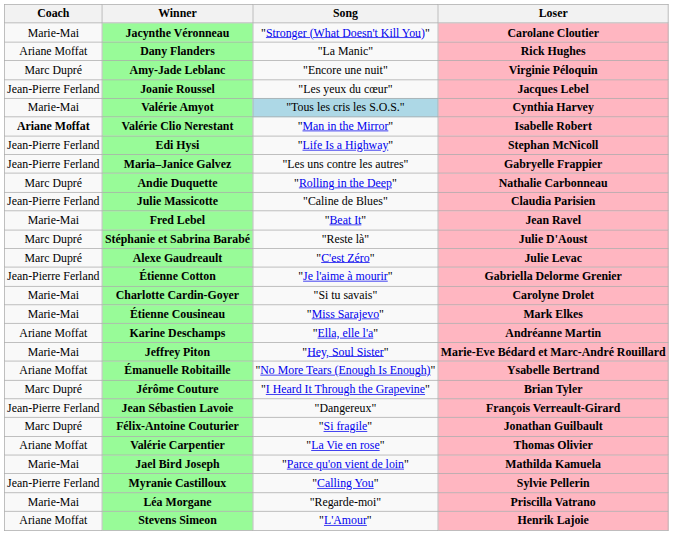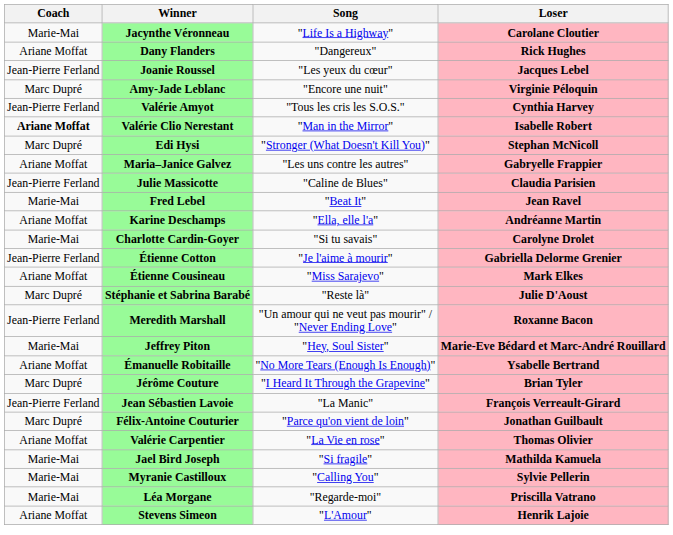(345, 32) "Stronger (What Doesn't Kill You)" -> (345, 32) "Life Is a Highway"
(345, 51) "La Manic" -> (345, 51) "Dangereux"
rows swapped: (177, 70) <-> (177, 88)
(53, 107) Marie-Mai -> (53, 107) Jean-Pierre Ferland
(345, 107) lightblue background -> (345, 107) no background
(53, 145) Jean-Pierre Ferland -> (53, 145) Marc Dupré
(345, 145) "Life Is a Highway" -> (345, 145) "Stronger (What Doesn't Kill You)"
(53, 164) Jean-Pierre Ferland -> (53, 164) Ariane Moffat
- row: (177, 182)
rows swapped: (177, 333) <-> (177, 239)
- row: (177, 257)
rows swapped: (177, 276) <-> (177, 295)
(53, 314) Marie-Mai -> (53, 276) Ariane Moffat
+ row: (177, 320)
(345, 408) "Dangereux" -> (345, 402) "La Manic"
(345, 426) "Si fragile" -> (345, 421) "Parce qu'on vient de loin"
(345, 464) "Parce qu'on vient de loin" -> (345, 459) "Si fragile"
(53, 483) Jean-Pierre Ferland -> (53, 477) Marie-Mai
